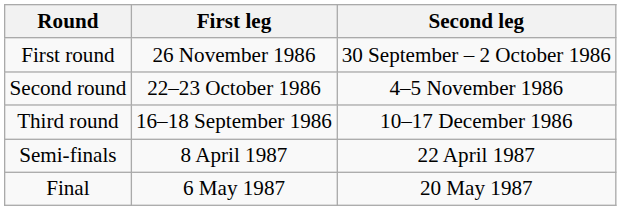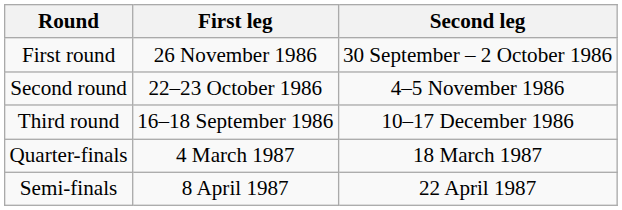+ row: (69, 155)
- row: (68, 188)
